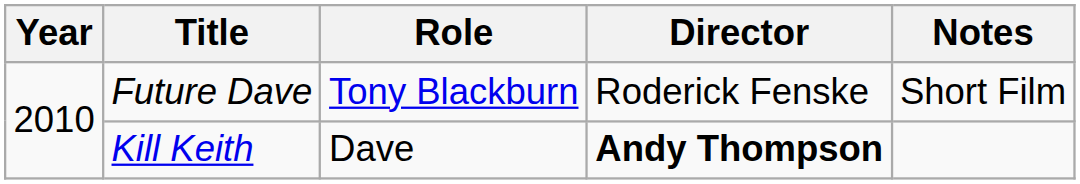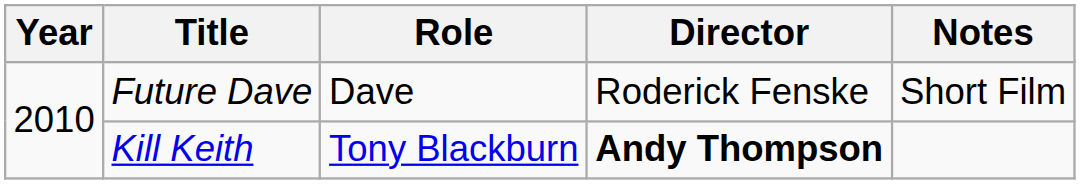(454, 91) Tony Blackburn -> (372, 91) Dave
(372, 149) Dave -> (454, 149) Tony Blackburn
